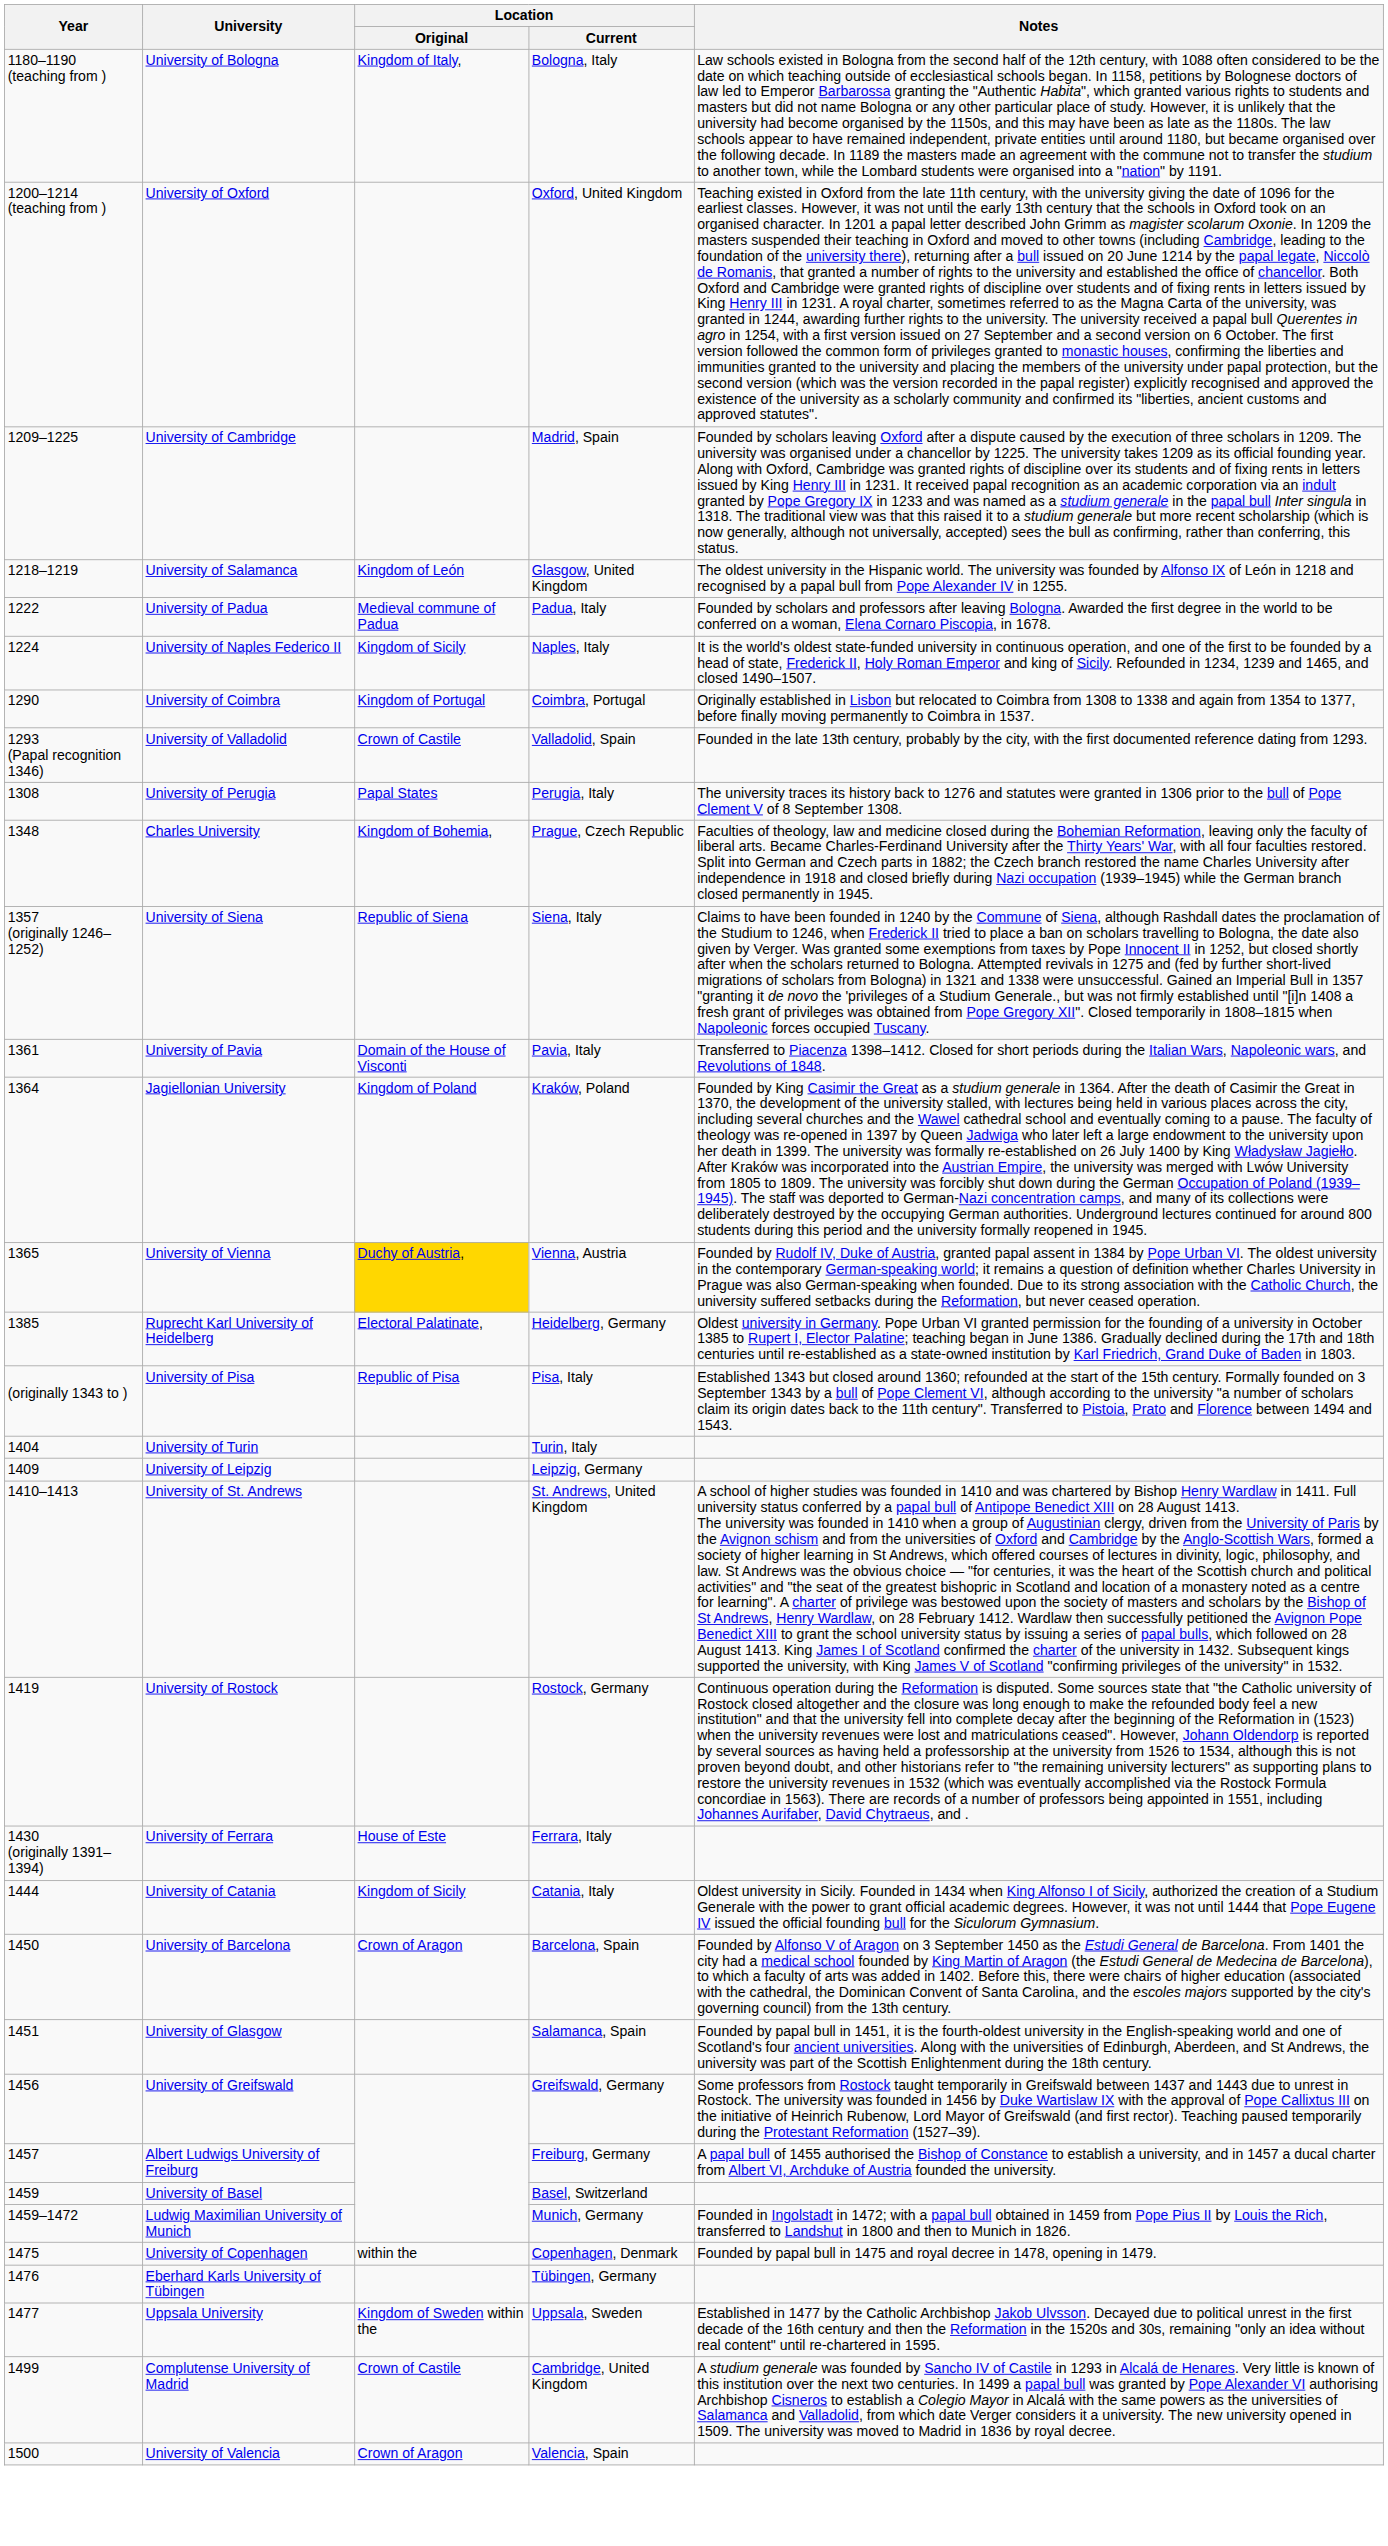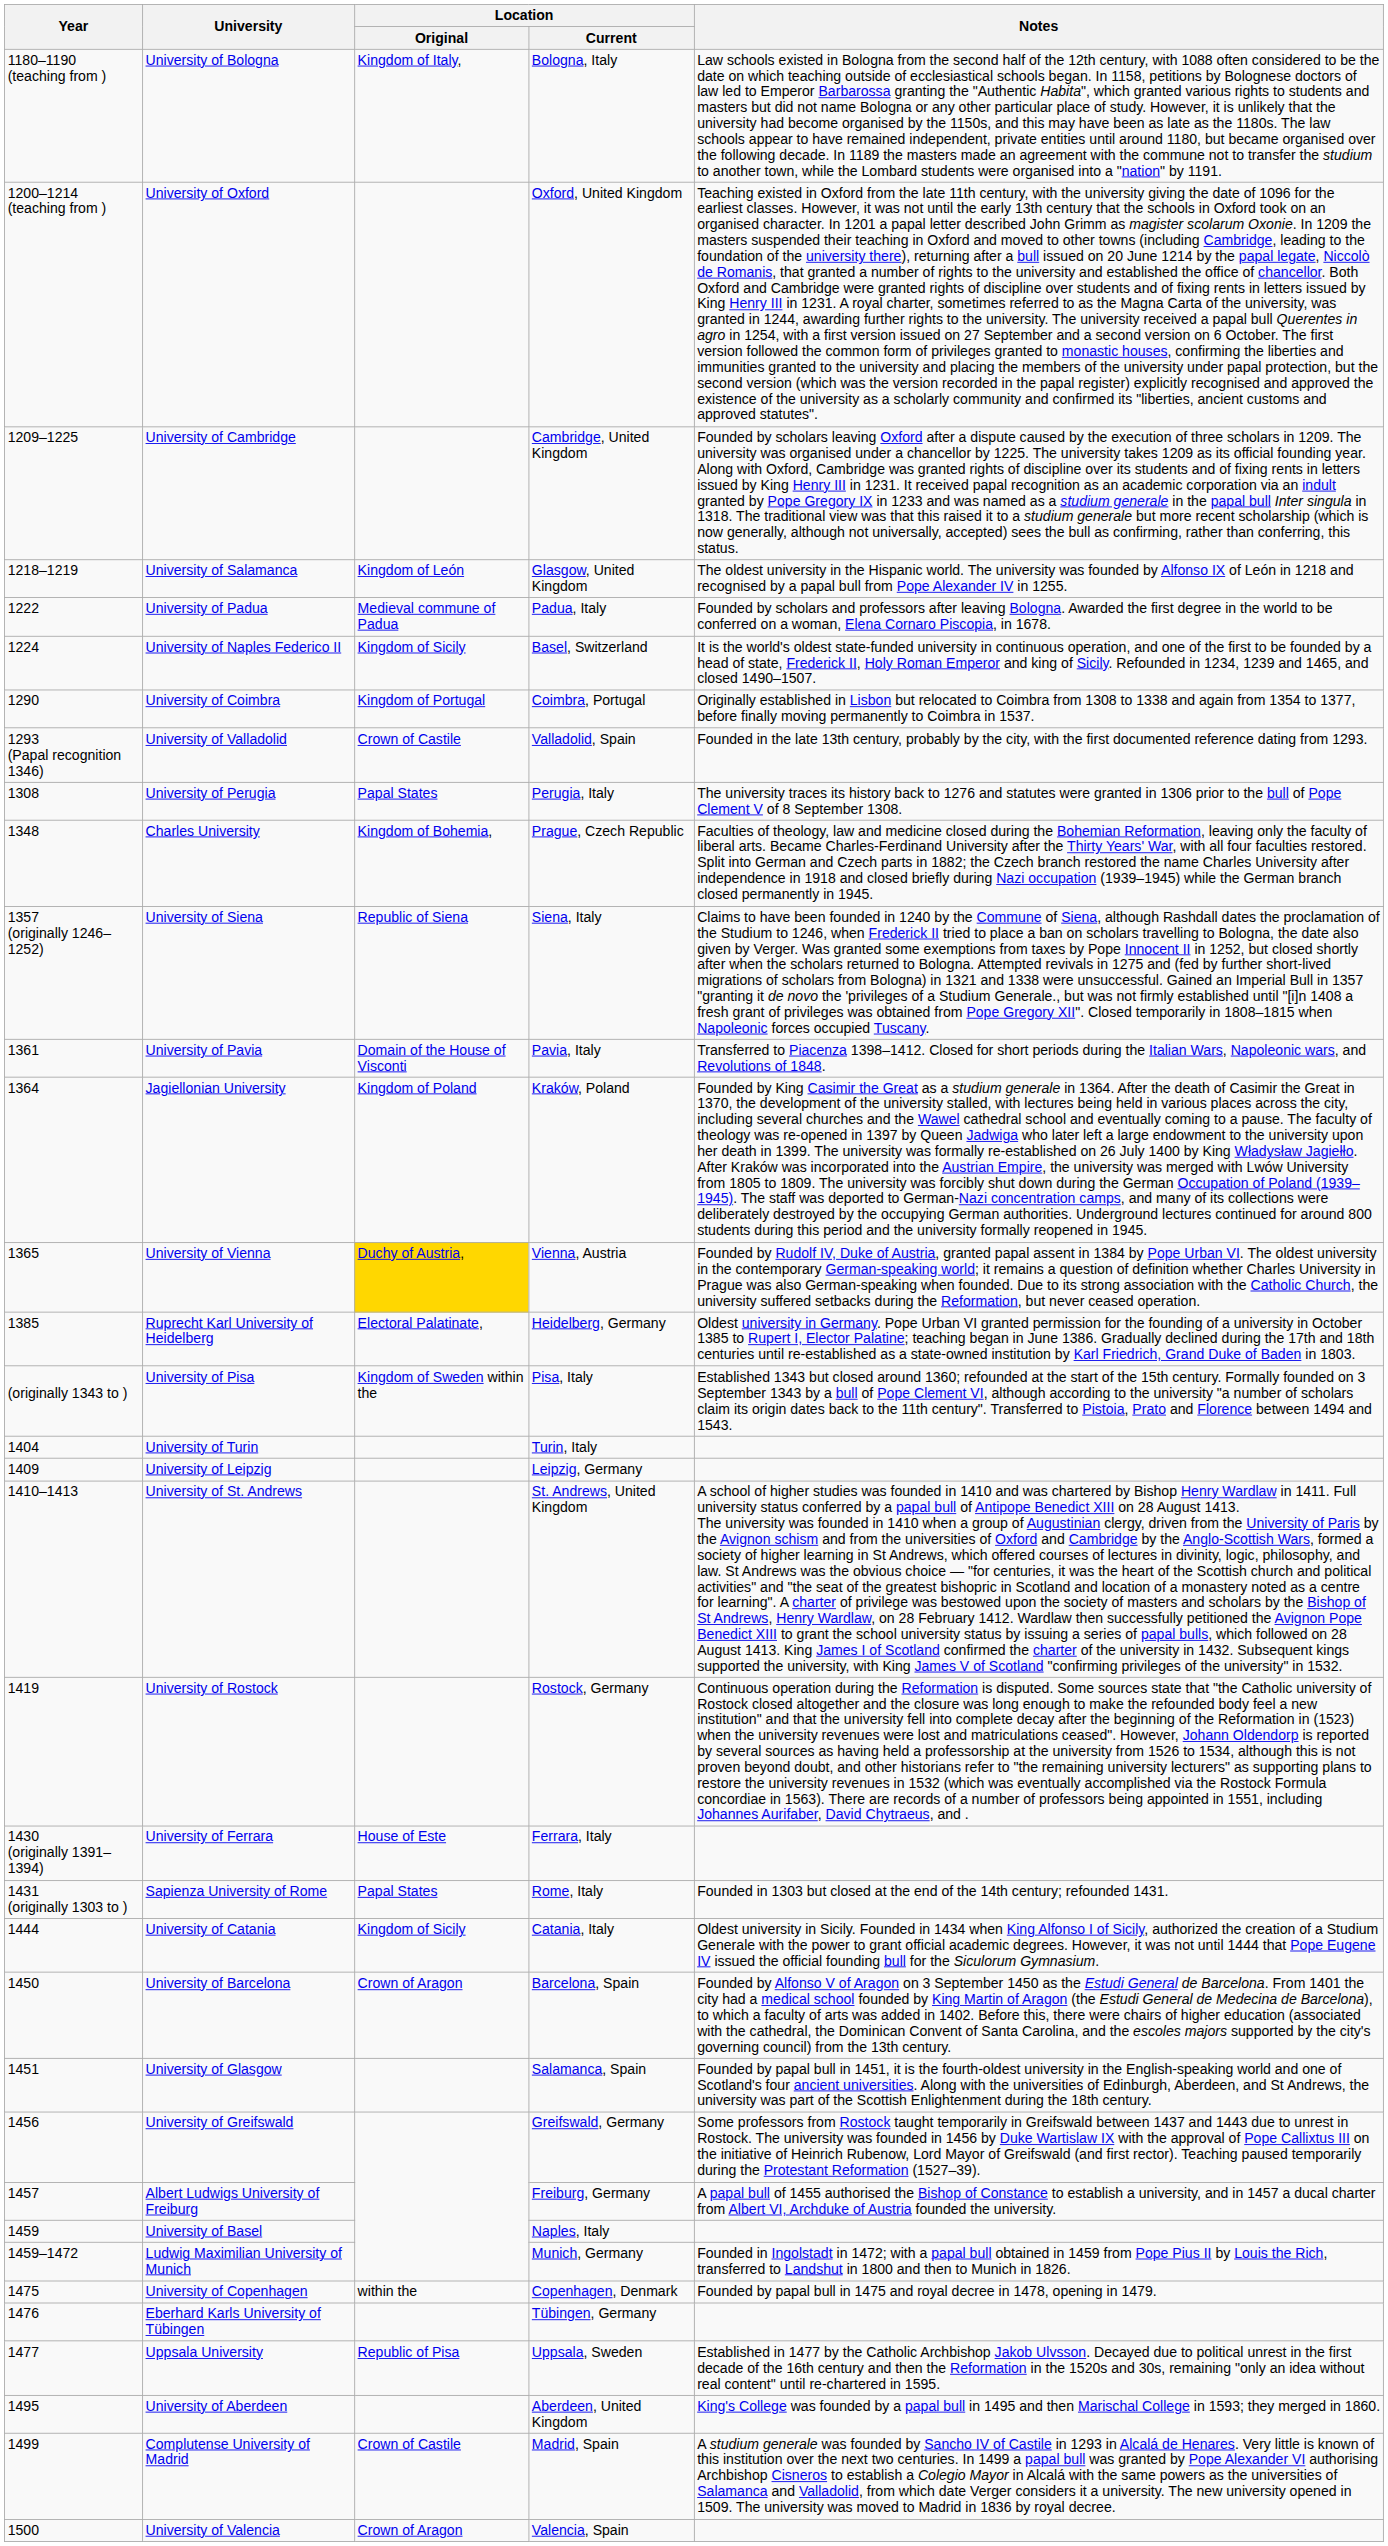(575, 437) Madrid, Spain -> (591, 445) Cambridge, United Kingdom
(571, 647) Naples, Italy -> (590, 647) Basel, Switzerland
(408, 1377) Republic of Pisa -> (441, 1385) Kingdom of Sweden within the
+ row: (236, 1891)
(590, 2193) Basel, Switzerland -> (571, 2231) Naples, Italy
(441, 2322) Kingdom of Sweden within the -> (408, 2352) Republic of Pisa
+ row: (216, 2406)
(591, 2376) Cambridge, United Kingdom -> (575, 2444) Madrid, Spain
